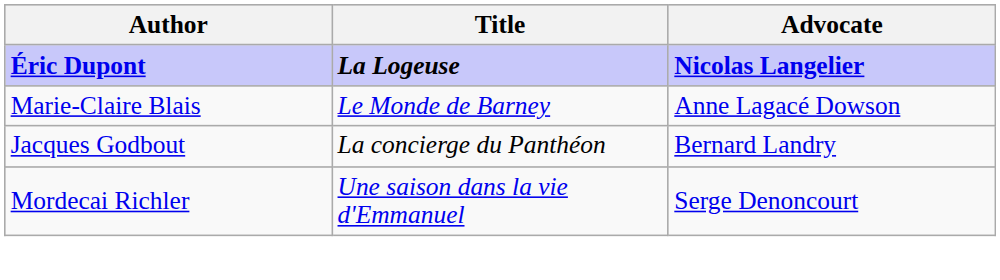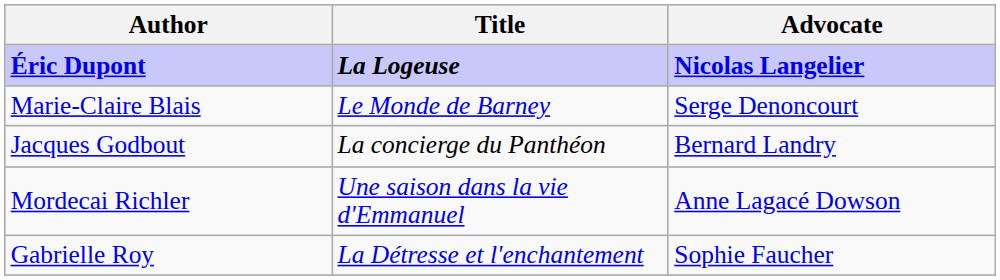(787, 105) Anne Lagacé Dowson -> (766, 105) Serge Denoncourt
(766, 200) Serge Denoncourt -> (787, 200) Anne Lagacé Dowson
+ row: (82, 255)
